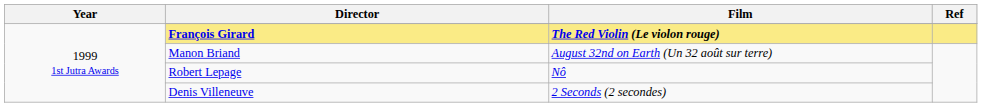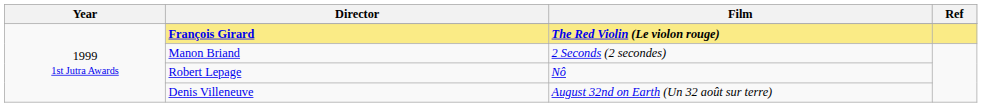(662, 53) August 32nd on Earth (Un 32 août sur terre) -> (609, 53) 2 Seconds (2 secondes)
(609, 92) 2 Seconds (2 secondes) -> (662, 92) August 32nd on Earth (Un 32 août sur terre)
